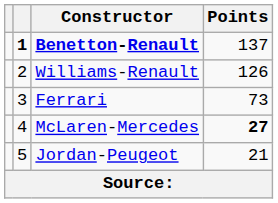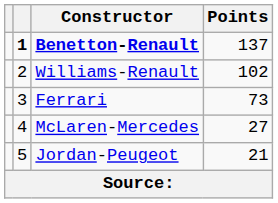(253, 74) 126 -> (253, 74) 102
(258, 129) bold -> (258, 129) normal
